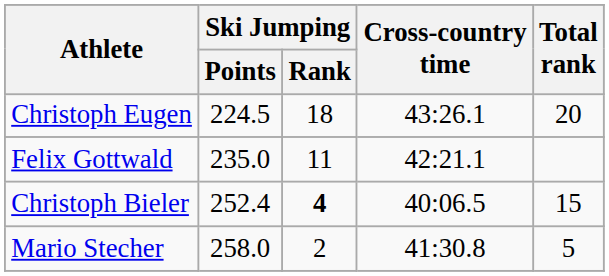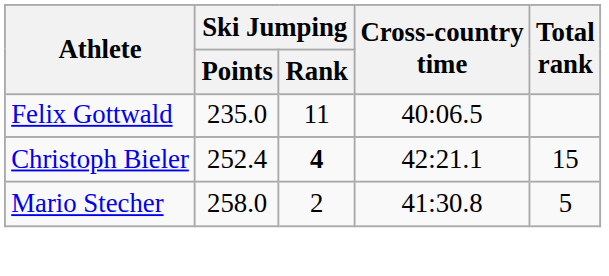- row: (102, 115)
(445, 159) 42:21.1 -> (442, 115) 40:06.5
(445, 203) 40:06.5 -> (442, 159) 42:21.1
